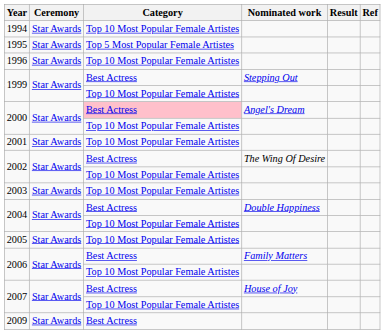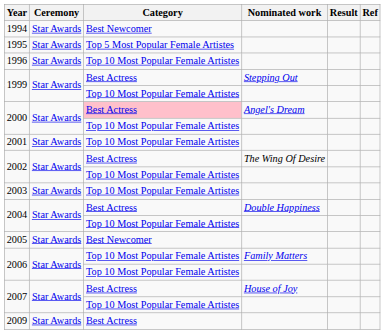(163, 28) Top 10 Most Popular Female Artistes -> (119, 28) Best Newcomer
(163, 239) Top 10 Most Popular Female Artistes -> (119, 239) Best Newcomer
(111, 256) Best Actress -> (163, 256) Top 10 Most Popular Female Artistes
